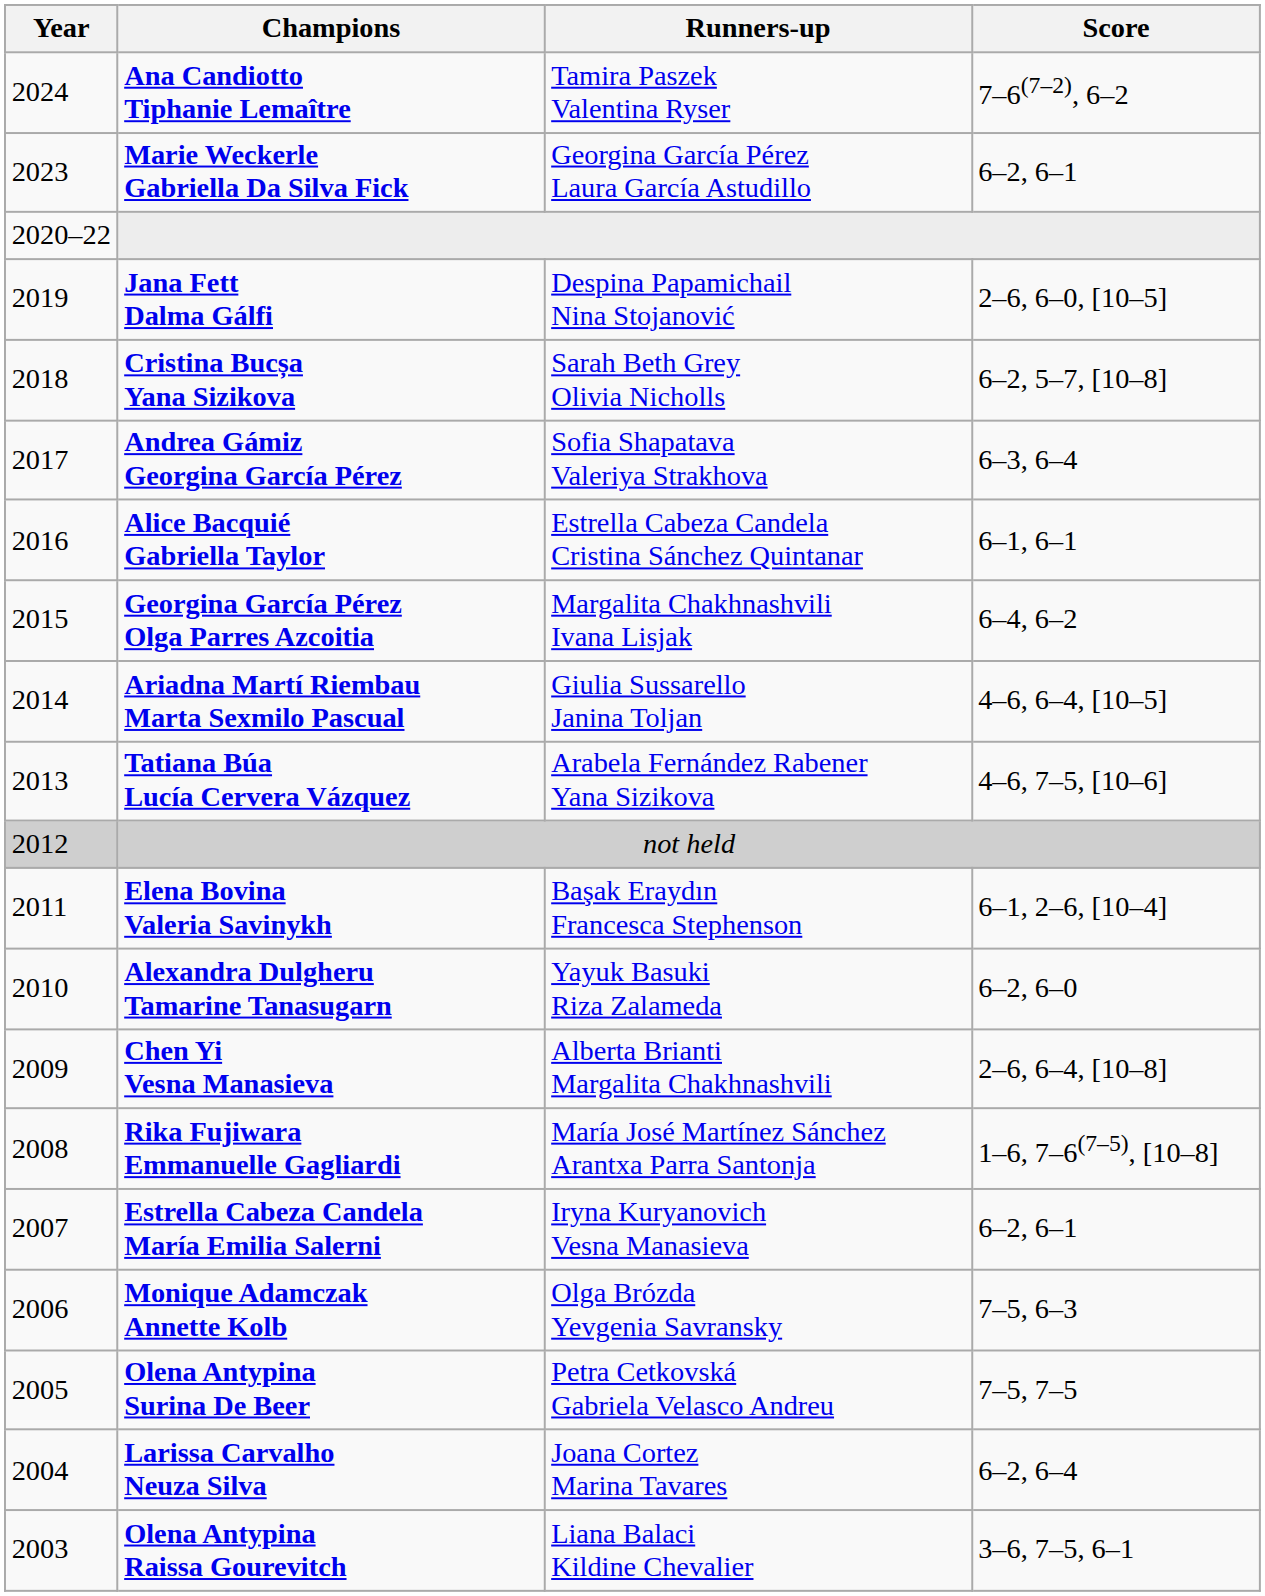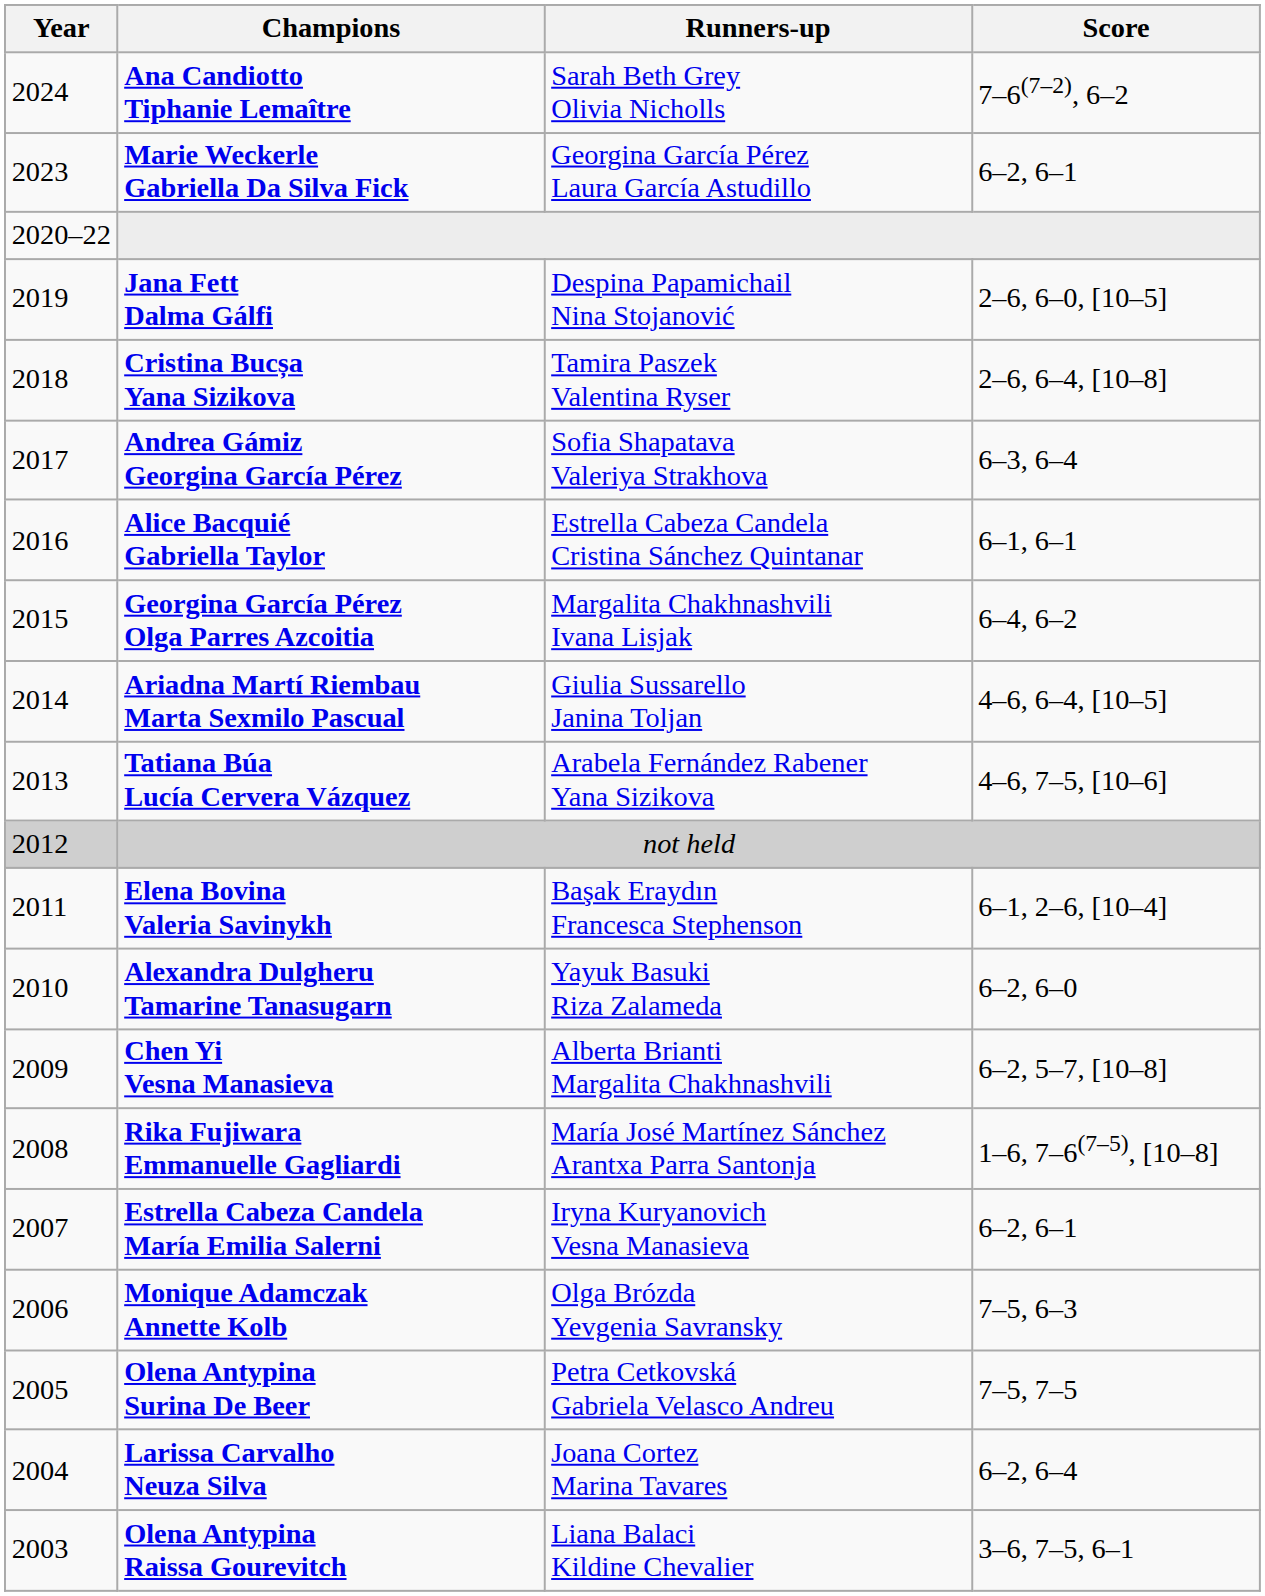(641, 91) Tamira Paszek Valentina Ryser -> (646, 91) Sarah Beth Grey Olivia Nicholls
(646, 379) Sarah Beth Grey Olivia Nicholls -> (641, 379) Tamira Paszek Valentina Ryser
(1073, 379) 6–2, 5–7, [10–8] -> (1073, 379) 2–6, 6–4, [10–8]
(1073, 1068) 2–6, 6–4, [10–8] -> (1073, 1068) 6–2, 5–7, [10–8]
